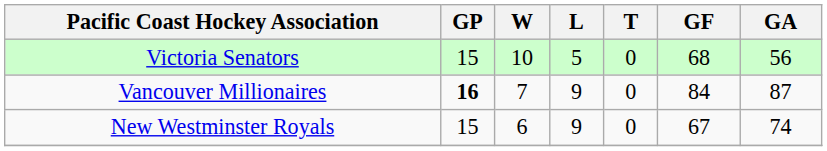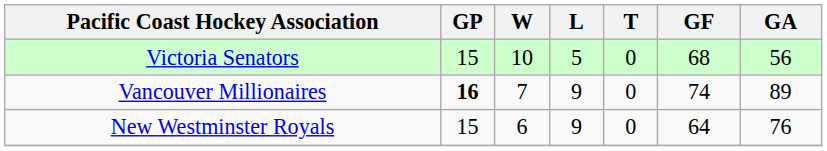(699, 92) 84 -> (699, 92) 74
(781, 92) 87 -> (781, 92) 89
(699, 127) 67 -> (699, 127) 64
(781, 127) 74 -> (781, 127) 76
